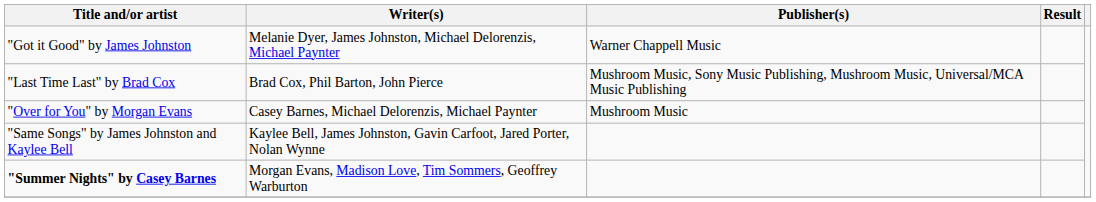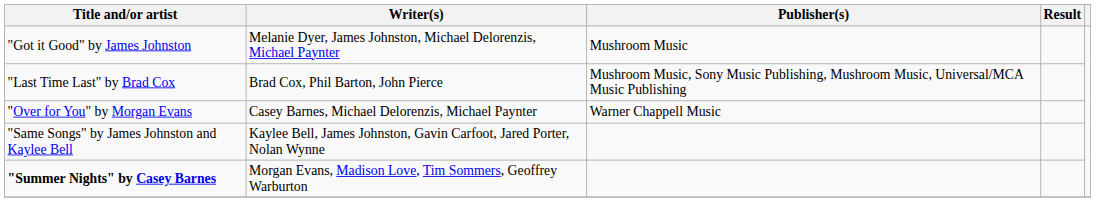(655, 44) Warner Chappell Music -> (639, 44) Mushroom Music
(639, 111) Mushroom Music -> (655, 111) Warner Chappell Music
